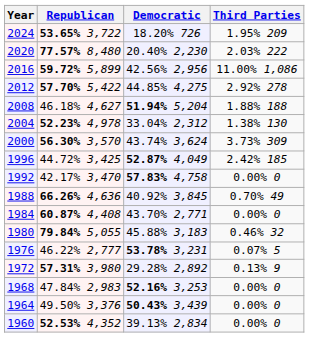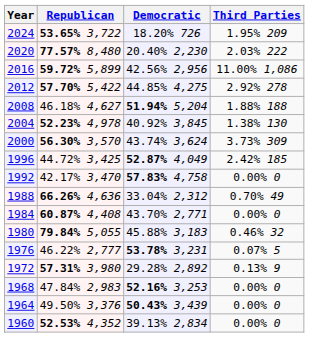(167, 124) 33.04% 2,312 -> (167, 124) 40.92% 3,845
(167, 196) 40.92% 3,845 -> (167, 196) 33.04% 2,312
